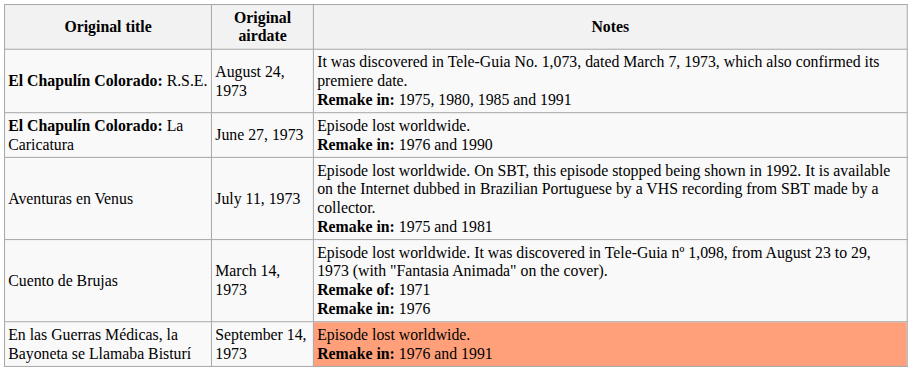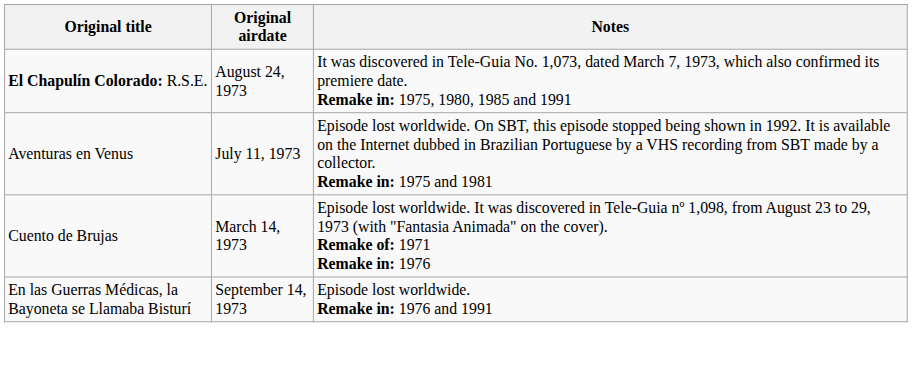- row: (96, 135)
(405, 344) lightsalmon background -> (405, 299) no background
